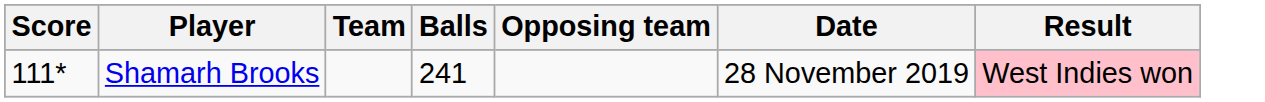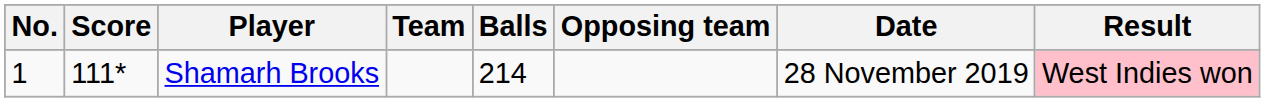+ column: (35, 27)
(443, 73) 241 -> (503, 73) 214
